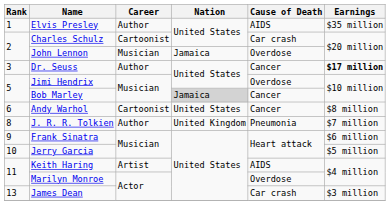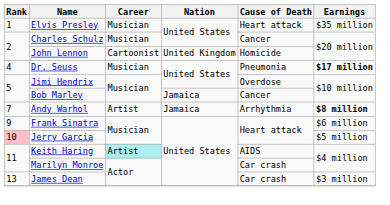(133, 25) Author -> (128, 25) Musician
(260, 25) AIDS -> (271, 25) Heart attack
(144, 39) Cartoonist -> (128, 39) Musician
(273, 39) Car crash -> (255, 39) Cancer
(139, 53) Musician -> (133, 53) Cartoonist
(192, 53) Jamaica -> (199, 53) United Kingdom
(271, 53) Overdose -> (260, 53) Homicide
(9, 67) 3 -> (9, 67) 4
(133, 67) Author -> (128, 67) Musician
(266, 67) Cancer -> (263, 67) Pneumonia
(192, 95) lightgrey background -> (181, 95) no background
(9, 109) 6 -> (9, 109) 7
(144, 109) Cartoonist -> (123, 109) Artist
(207, 109) United States -> (181, 109) Jamaica
(266, 109) Cancer -> (266, 109) Arrhythmia
(352, 109) normal -> (342, 109) bold
- row: (72, 123)
(12, 151) no background -> (12, 137) pink background
(133, 165) no background -> (123, 151) paleturquoise background
(271, 179) Overdose -> (263, 165) Car crash
